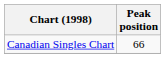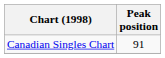(139, 44) 66 -> (139, 44) 91
